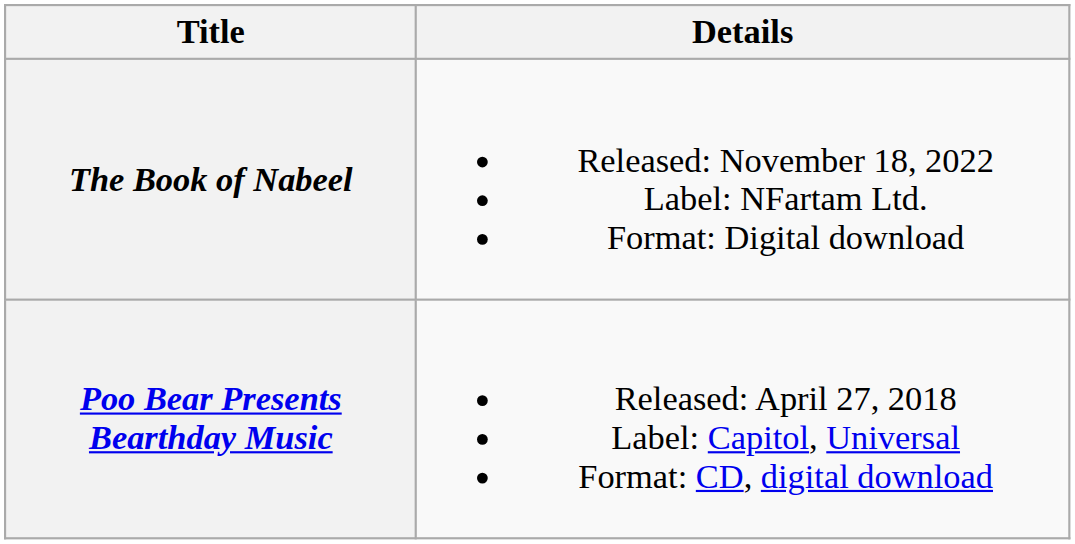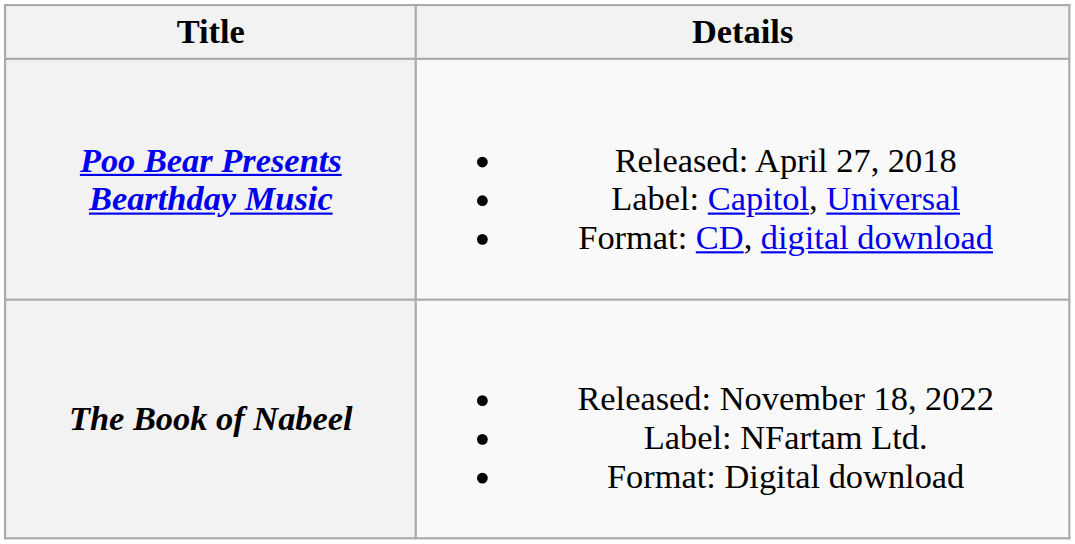rows swapped: (211, 418) <-> (211, 178)
